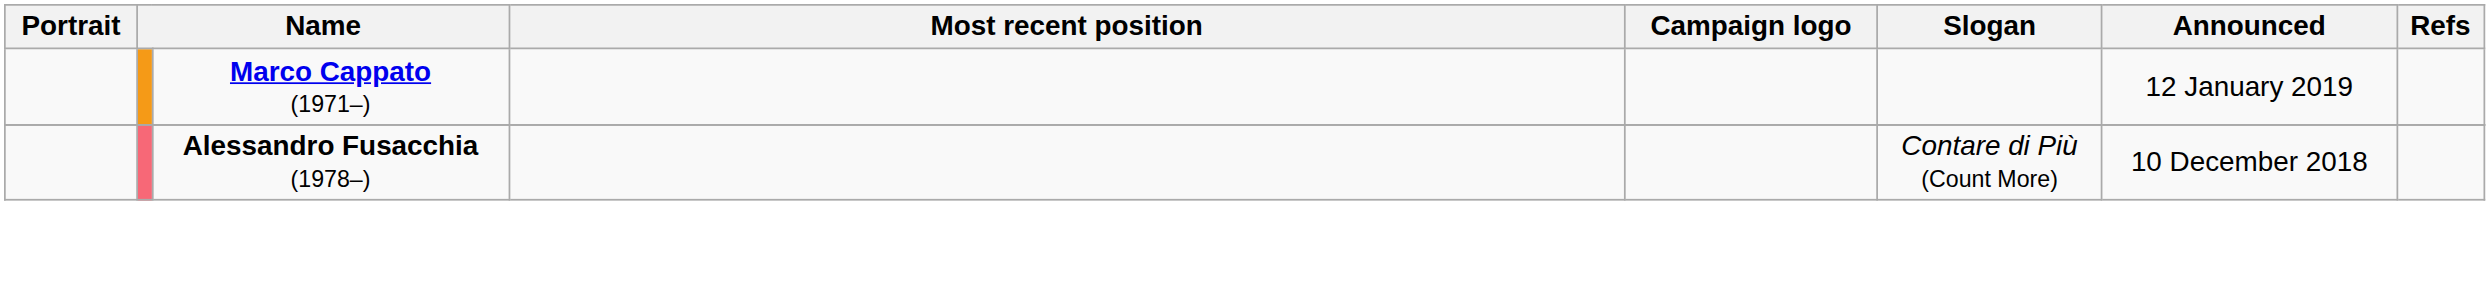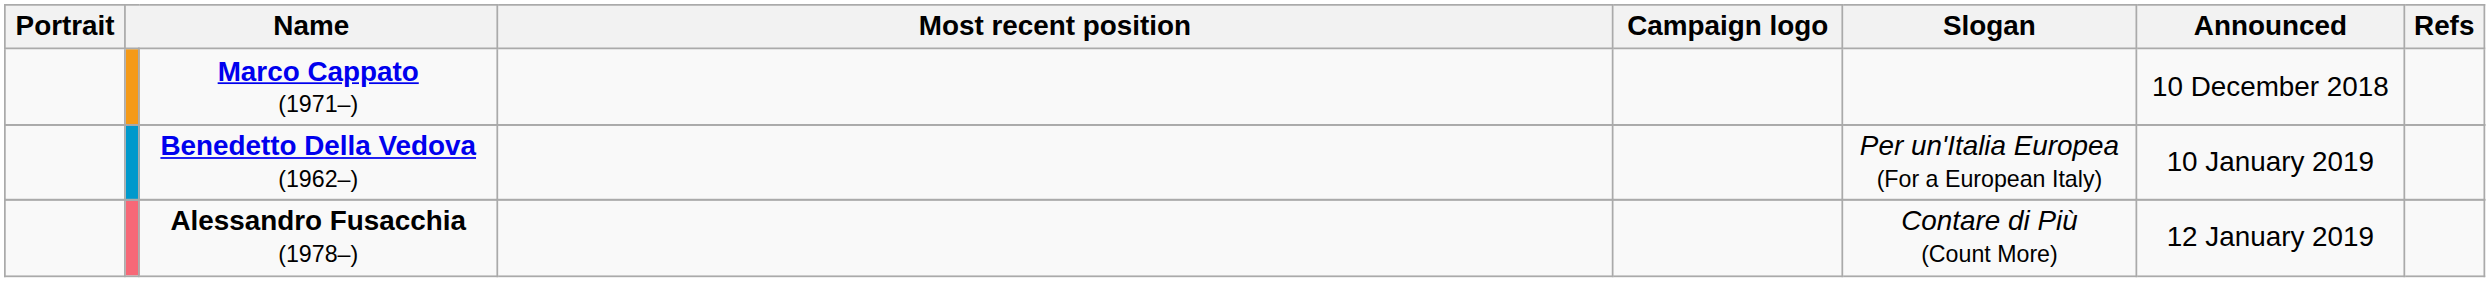(2249, 86) 12 January 2019 -> (2270, 86) 10 December 2018
+ row: (318, 161)
(2249, 161) 10 December 2018 -> (2270, 237) 12 January 2019
